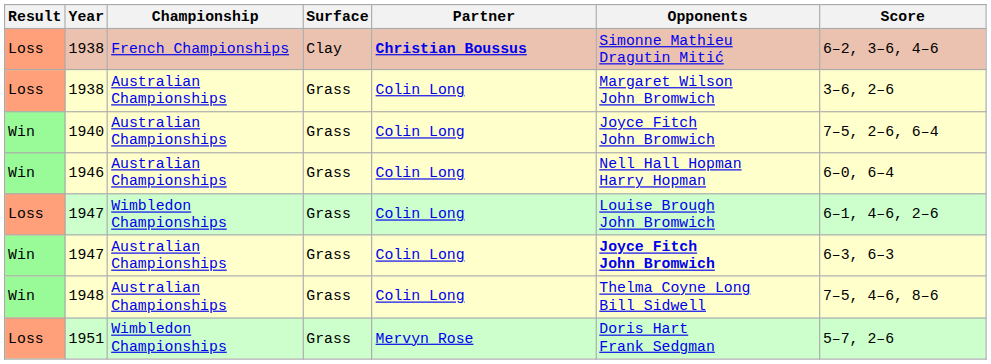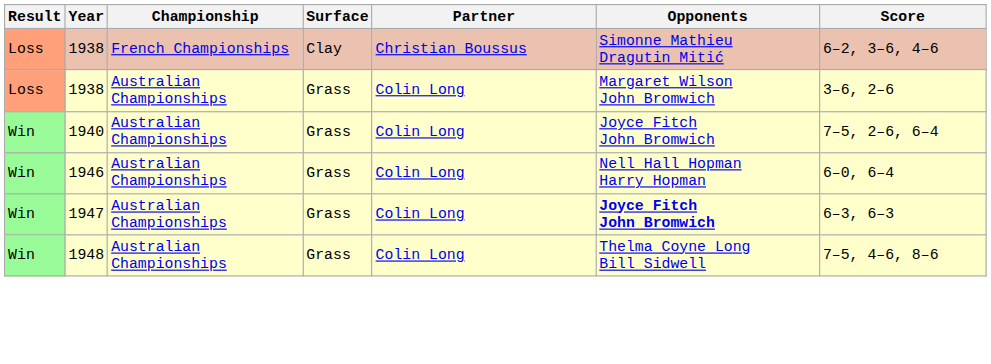(451, 49) bold -> (451, 49) normal
- row: (86, 214)
- row: (86, 338)
